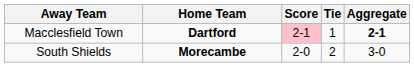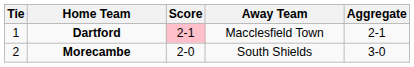columns swapped: (332, 14) <-> (74, 14)
(377, 33) bold -> (377, 33) normal
